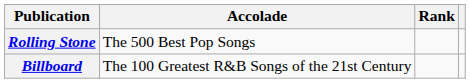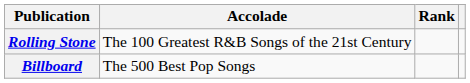(179, 41) The 500 Best Pop Songs -> (257, 41) The 100 Greatest R&B Songs of the 21st Century
(257, 66) The 100 Greatest R&B Songs of the 21st Century -> (179, 66) The 500 Best Pop Songs
